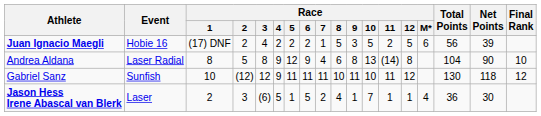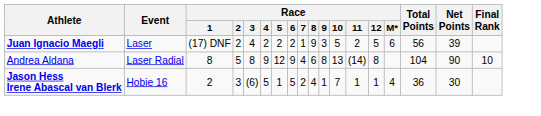(147, 44) Hobie 16 -> (139, 44) Laser
(339, 44) 5 -> (314, 44) 9
- row: (36, 77)
(139, 98) Laser -> (147, 82) Hobie 16
